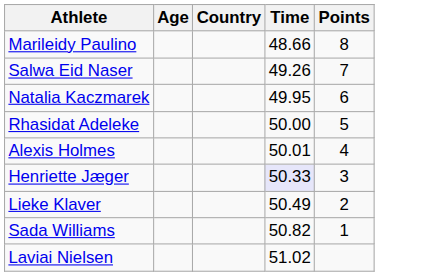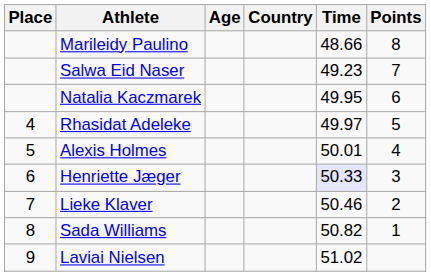+ column: (30, 17)
(290, 71) 49.26 -> (341, 71) 49.23
(290, 124) 50.00 -> (341, 124) 49.97
(290, 204) 50.49 -> (341, 204) 50.46
